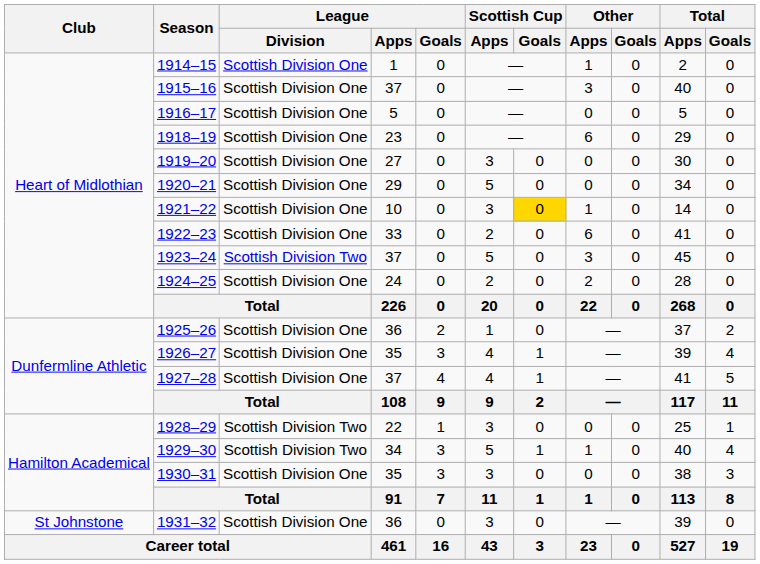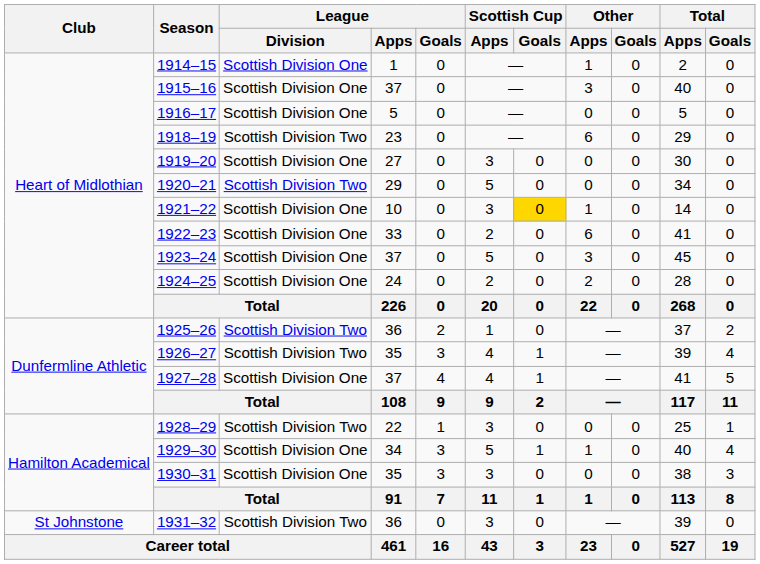(295, 137) Scottish Division One -> (295, 137) Scottish Division Two
(295, 185) Scottish Division One -> (295, 185) Scottish Division Two
(295, 257) Scottish Division Two -> (295, 257) Scottish Division One
(295, 329) Scottish Division One -> (295, 329) Scottish Division Two
(295, 354) Scottish Division One -> (295, 354) Scottish Division Two
(295, 450) Scottish Division Two -> (295, 450) Scottish Division One
(295, 522) Scottish Division One -> (295, 522) Scottish Division Two
